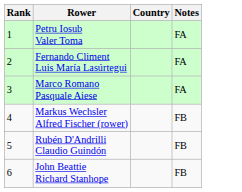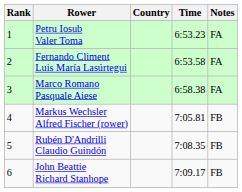+ column: (190, 12)
